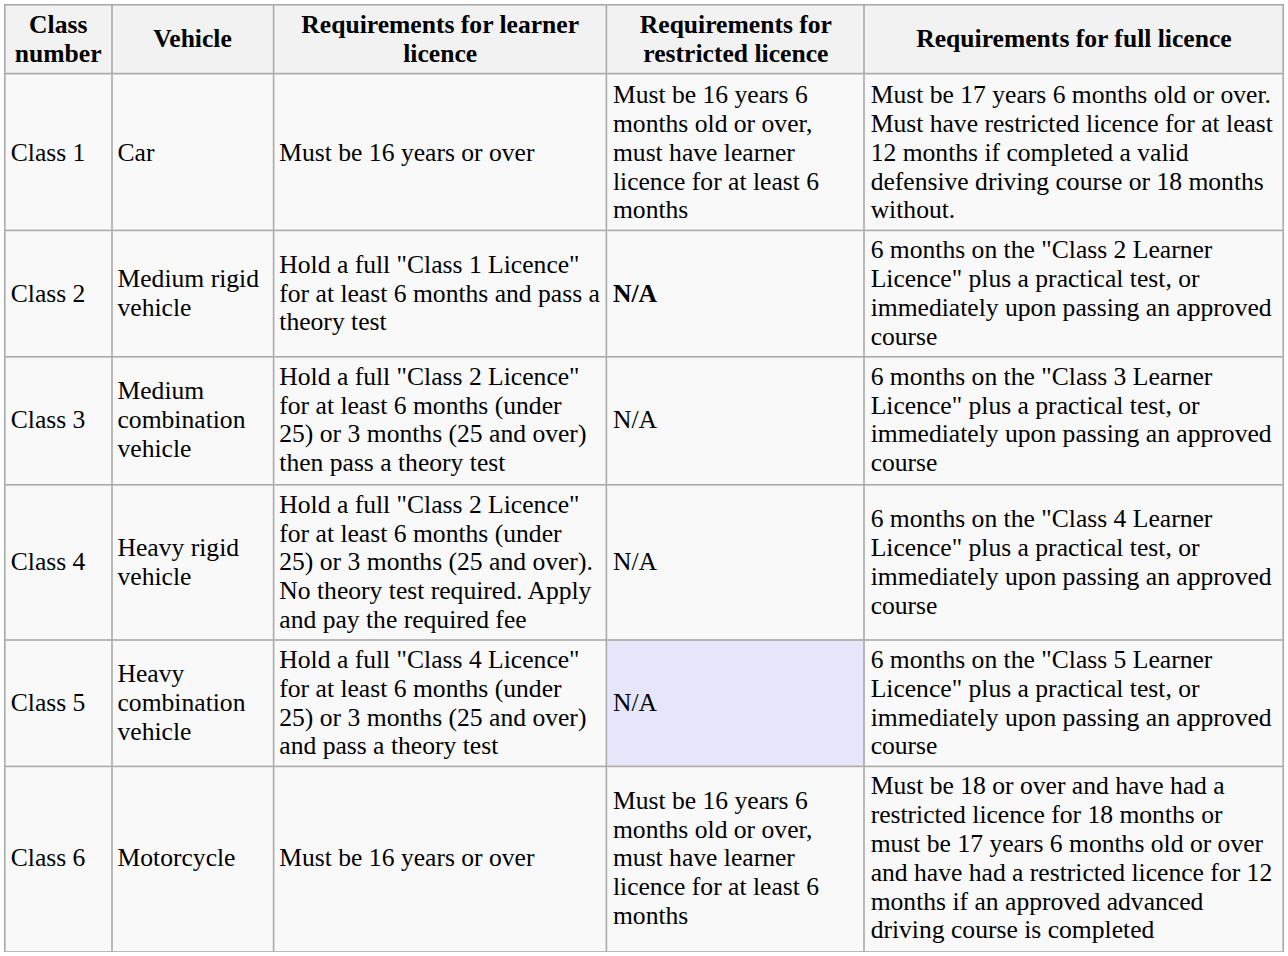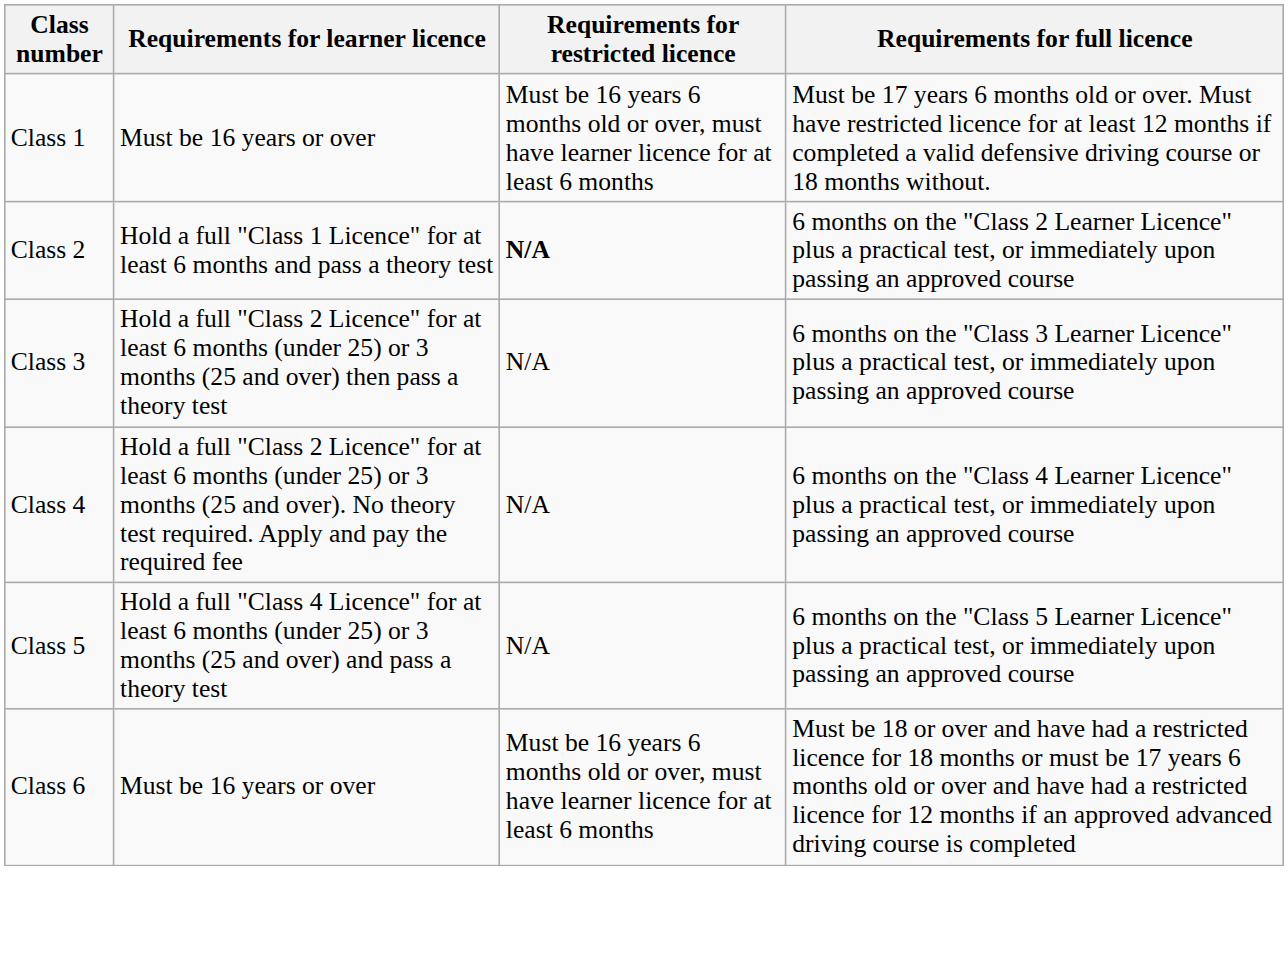- column: (192, 39)
(635, 703) lavender background -> (528, 645) no background
